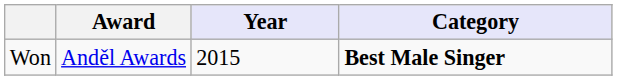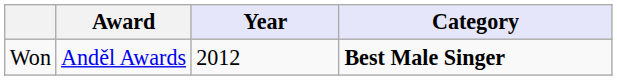(218, 57) 2015 -> (218, 57) 2012
